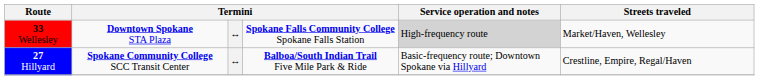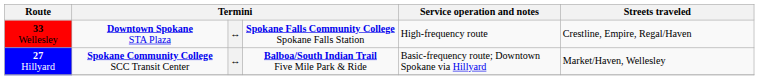(444, 34) lightgrey background -> (444, 34) no background
(614, 34) Market/Haven, Wellesley -> (627, 34) Crestline, Empire, Regal/Haven
(627, 61) Crestline, Empire, Regal/Haven -> (614, 61) Market/Haven, Wellesley
